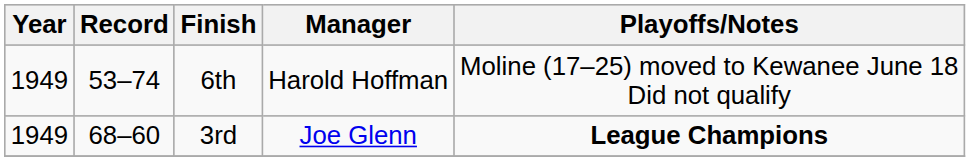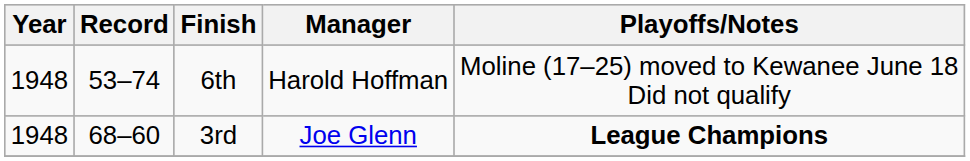(39, 80) 1949 -> (39, 80) 1948
(39, 135) 1949 -> (39, 135) 1948
